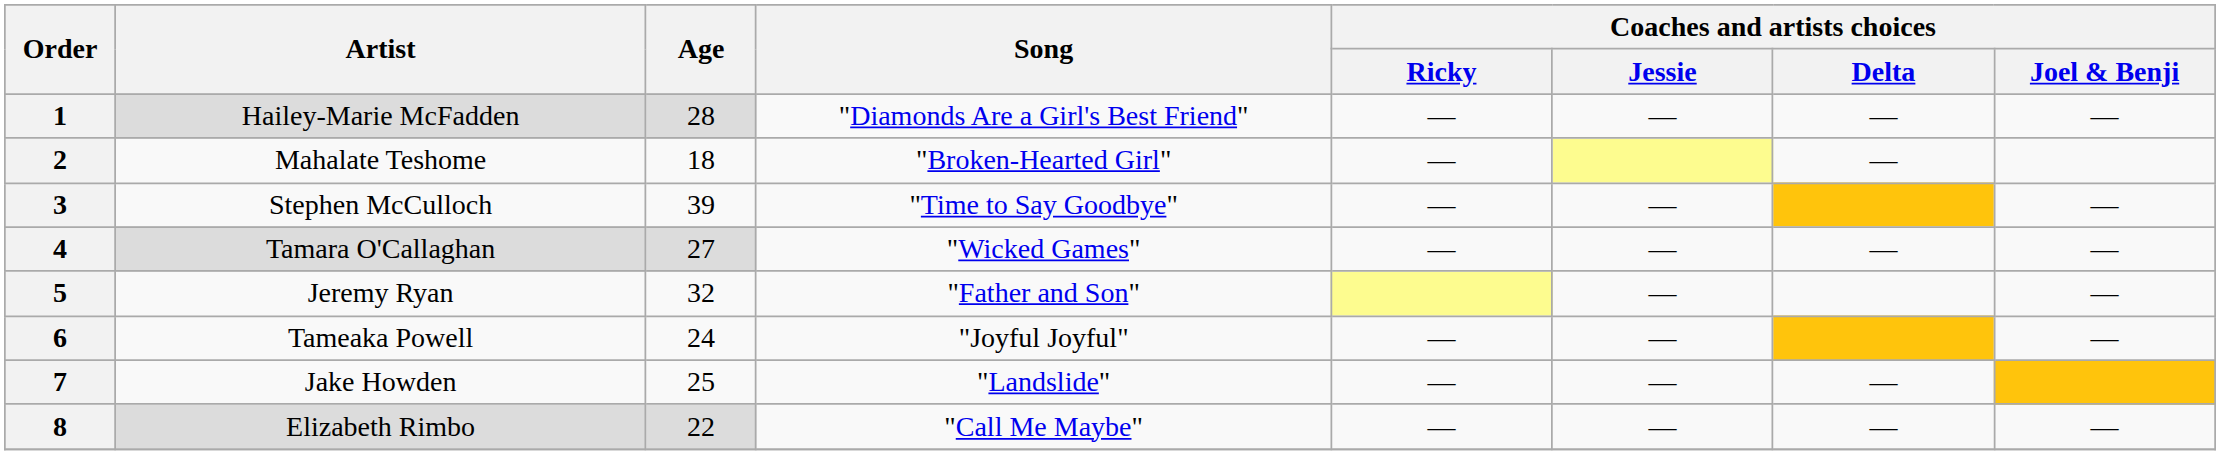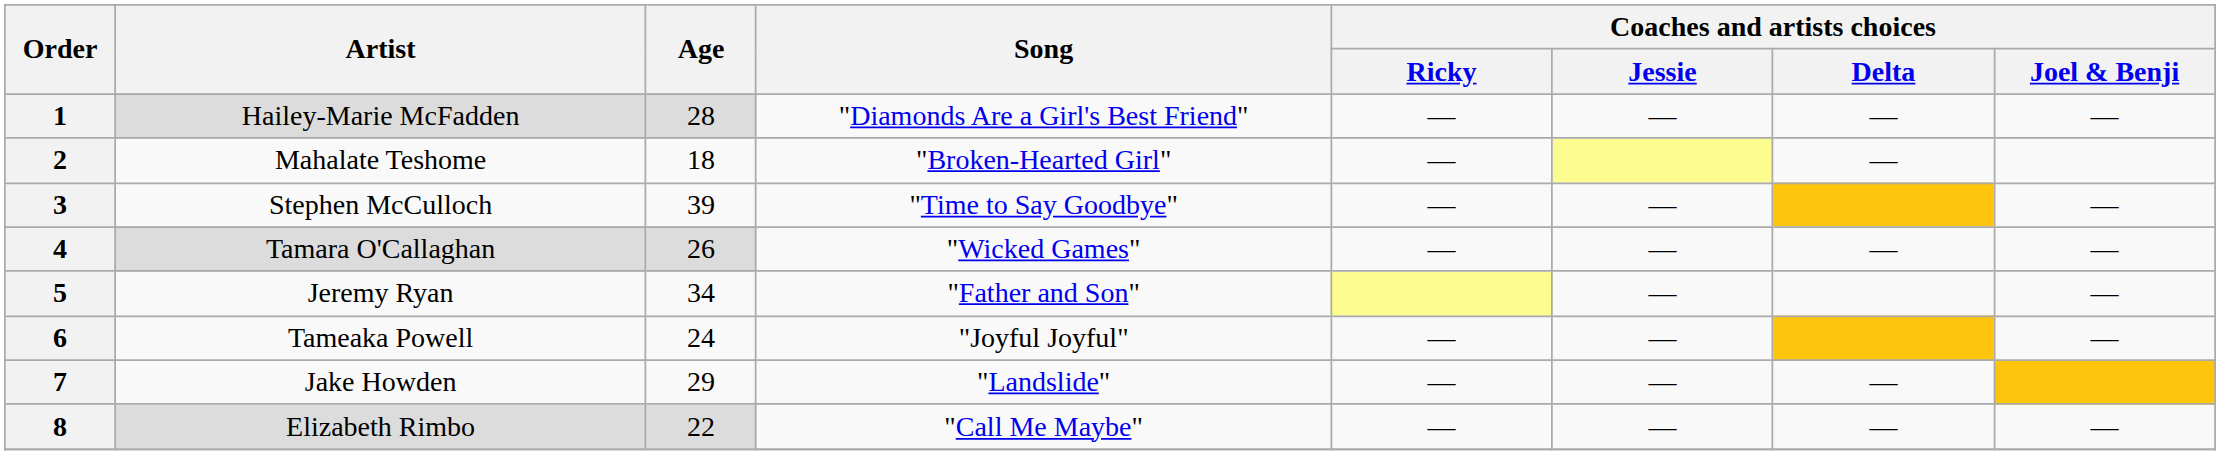(701, 248) 27 -> (701, 248) 26
(701, 293) 32 -> (701, 293) 34
(701, 381) 25 -> (701, 381) 29
